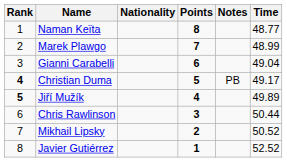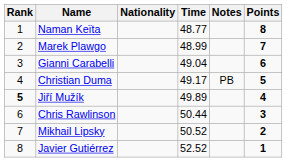columns swapped: (266, 13) <-> (196, 13)
(20, 81) bold -> (20, 81) normal
